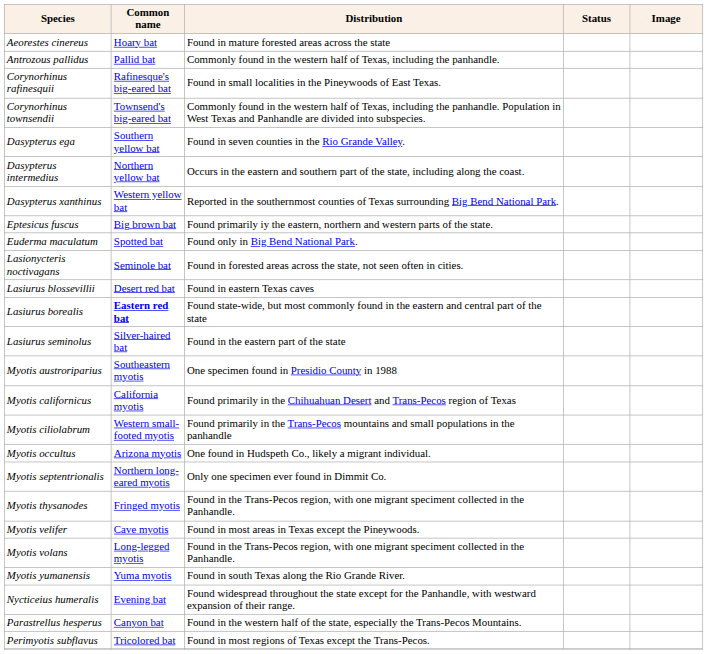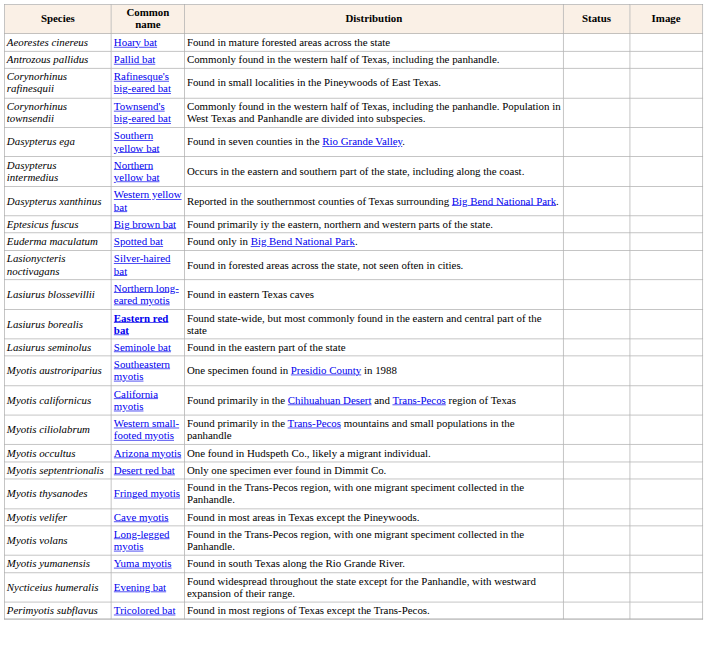(142, 265) Seminole bat -> (142, 265) Silver-haired bat
(144, 288) Desert red bat -> (146, 294) Northern long-eared myotis
(142, 341) Silver-haired bat -> (142, 347) Seminole bat
(146, 476) Northern long-eared myotis -> (144, 470) Desert red bat
- row: (54, 623)
